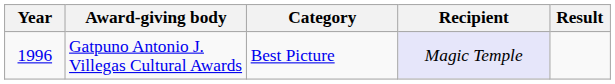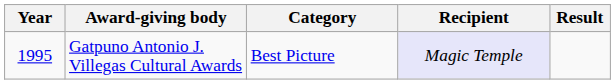(35, 55) 1996 -> (35, 55) 1995
